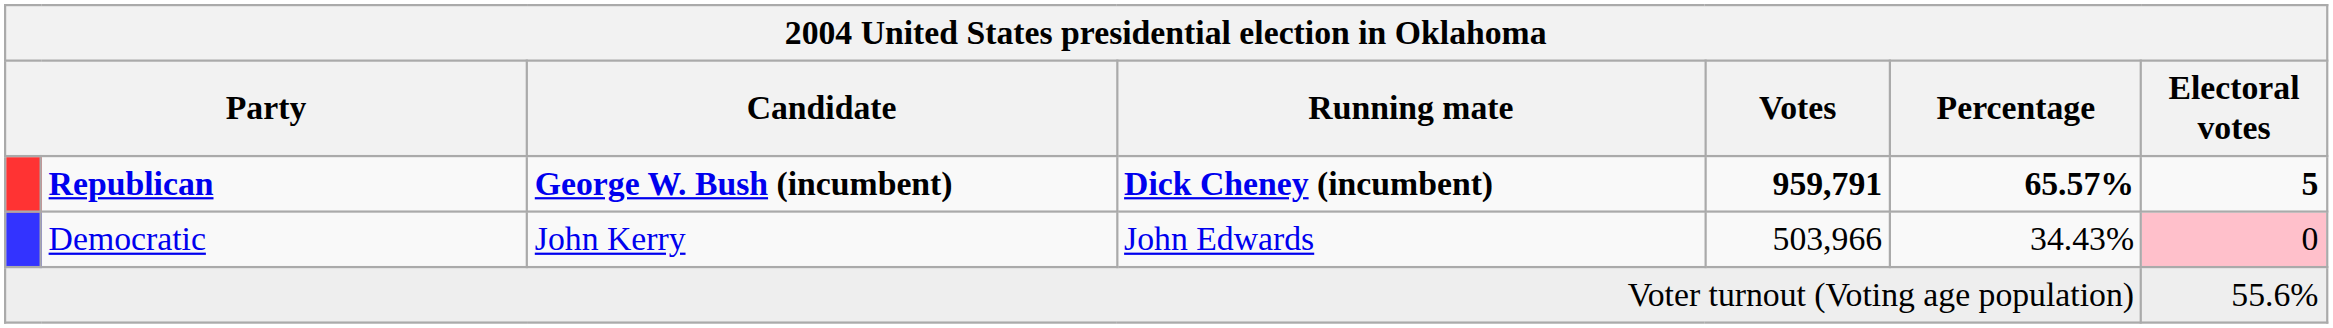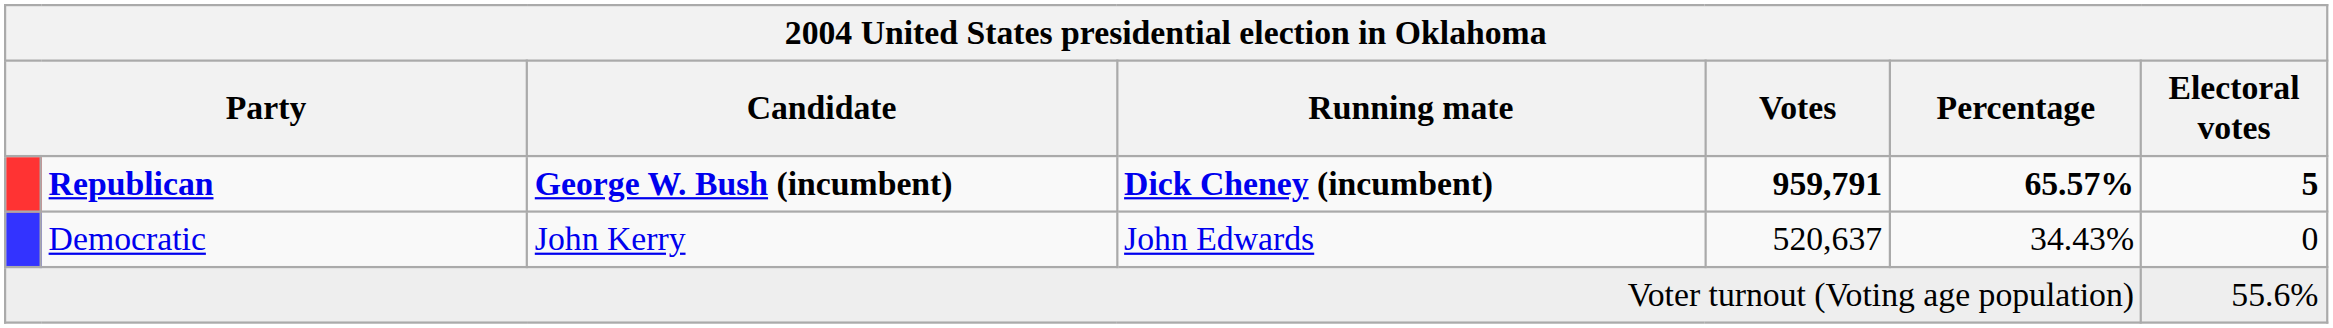(1827, 239) 503,966 -> (1827, 239) 520,637
(2310, 239) pink background -> (2310, 239) no background
